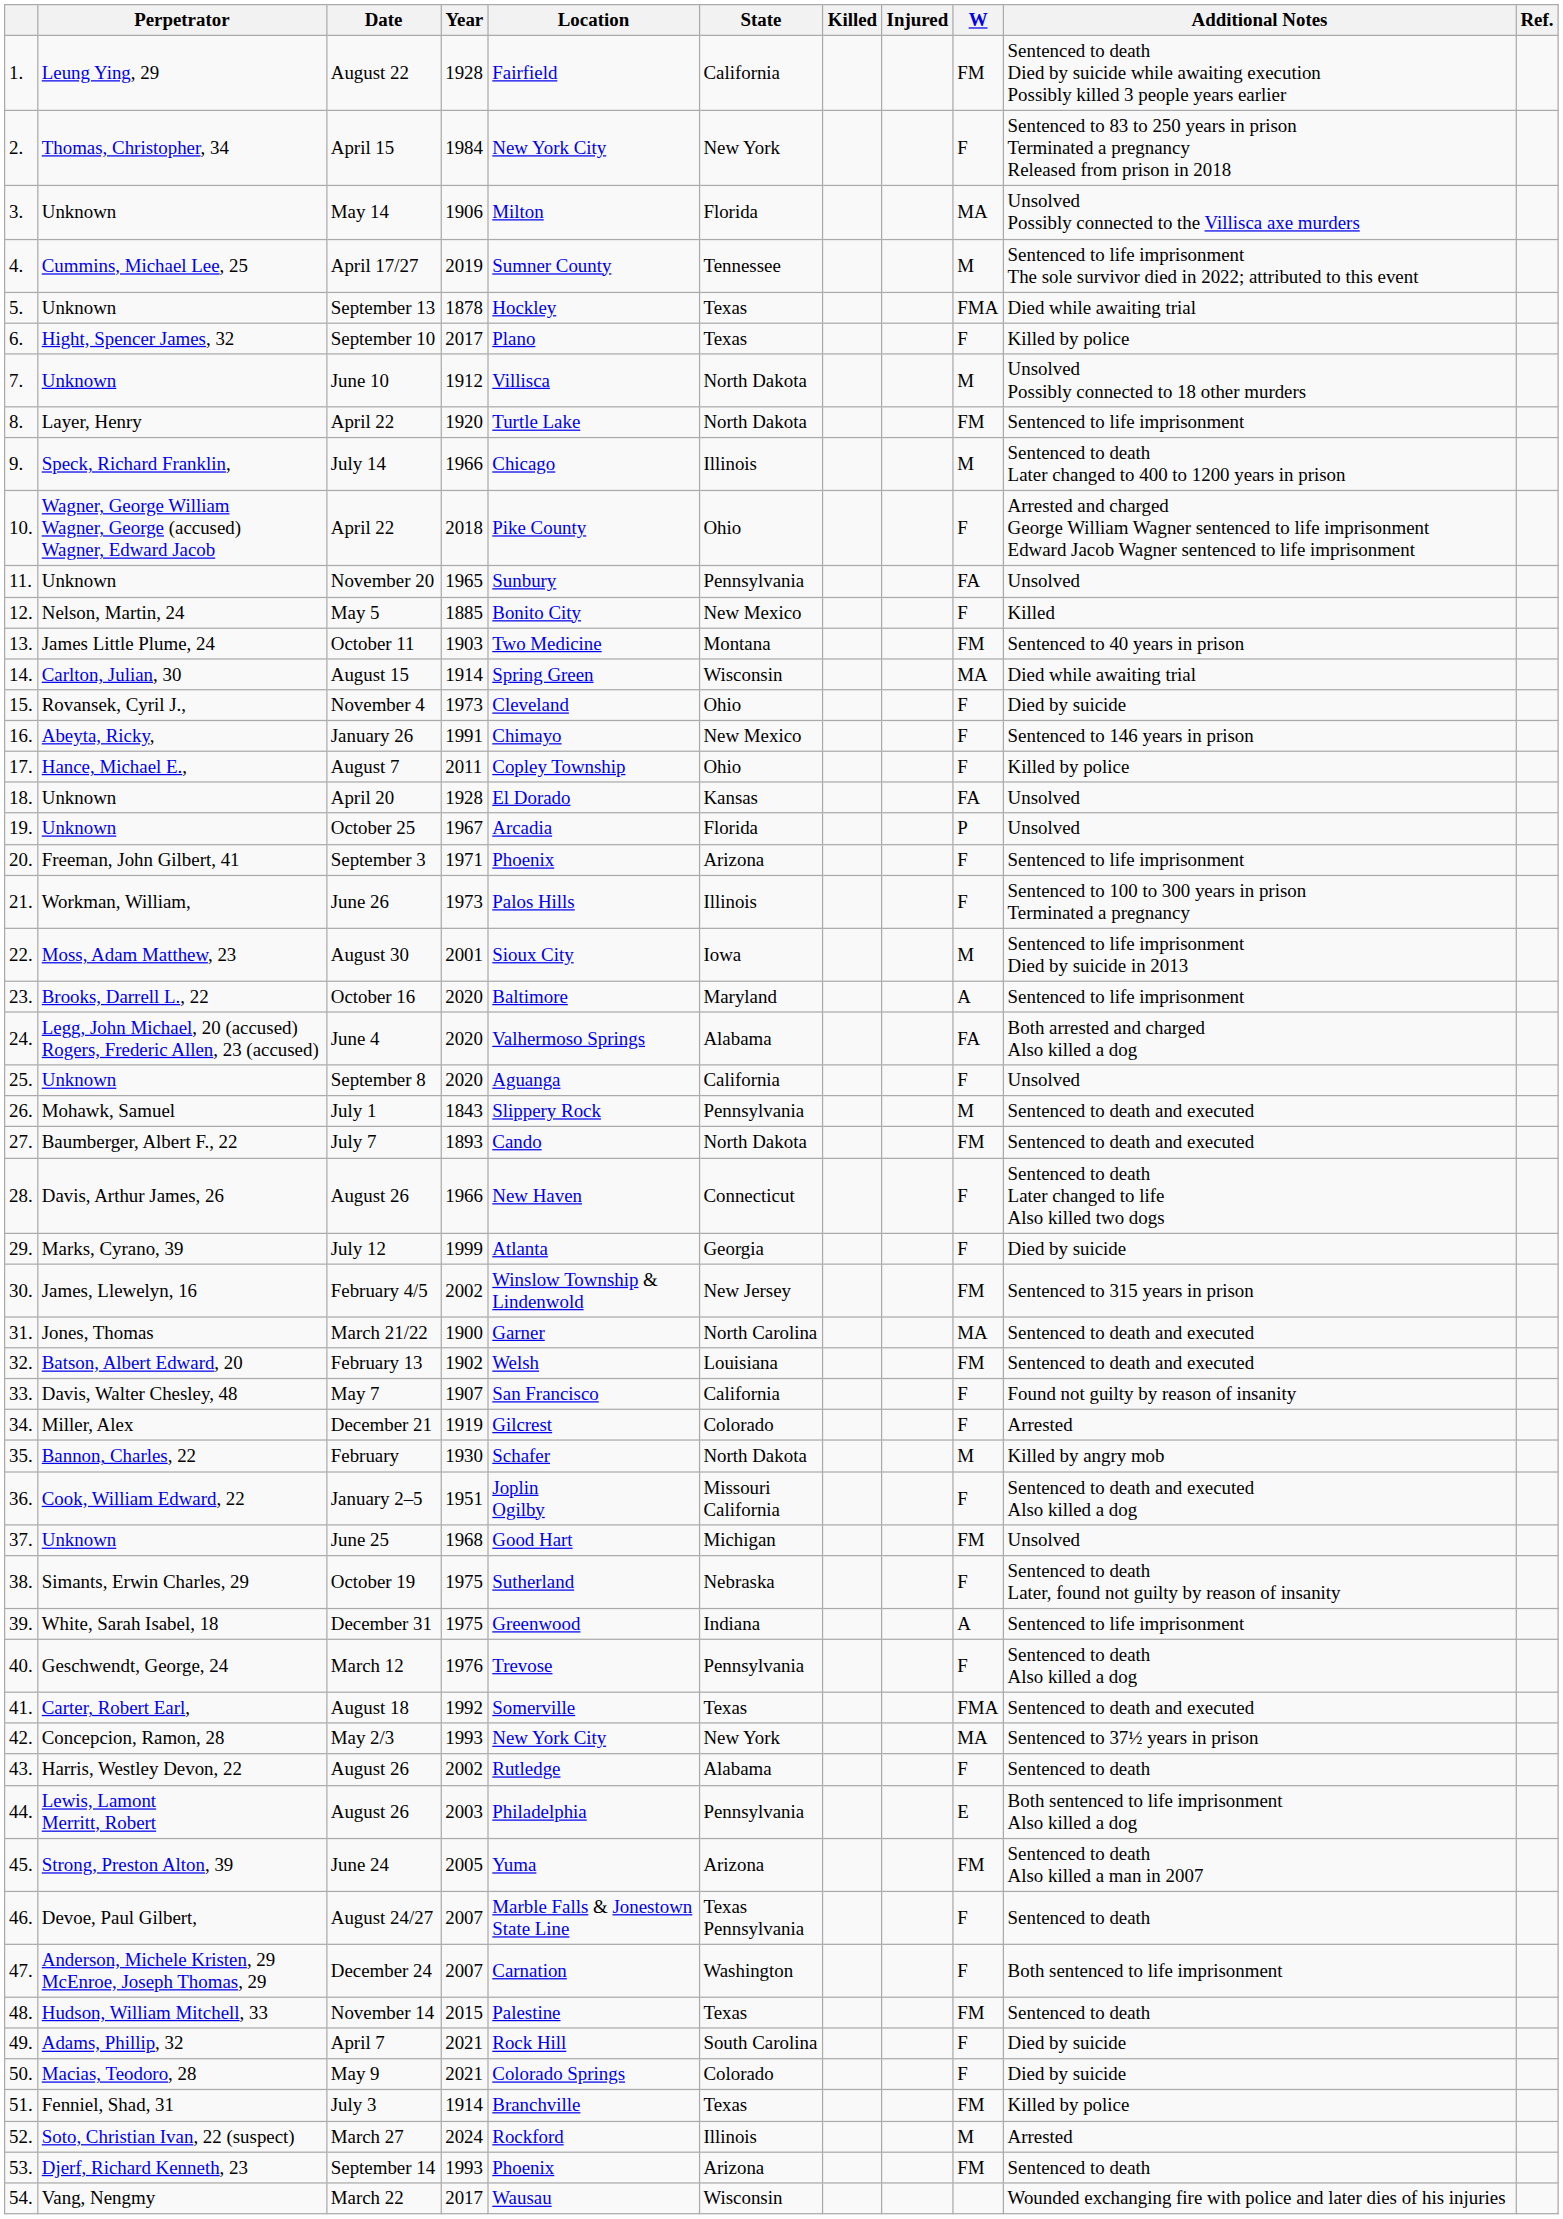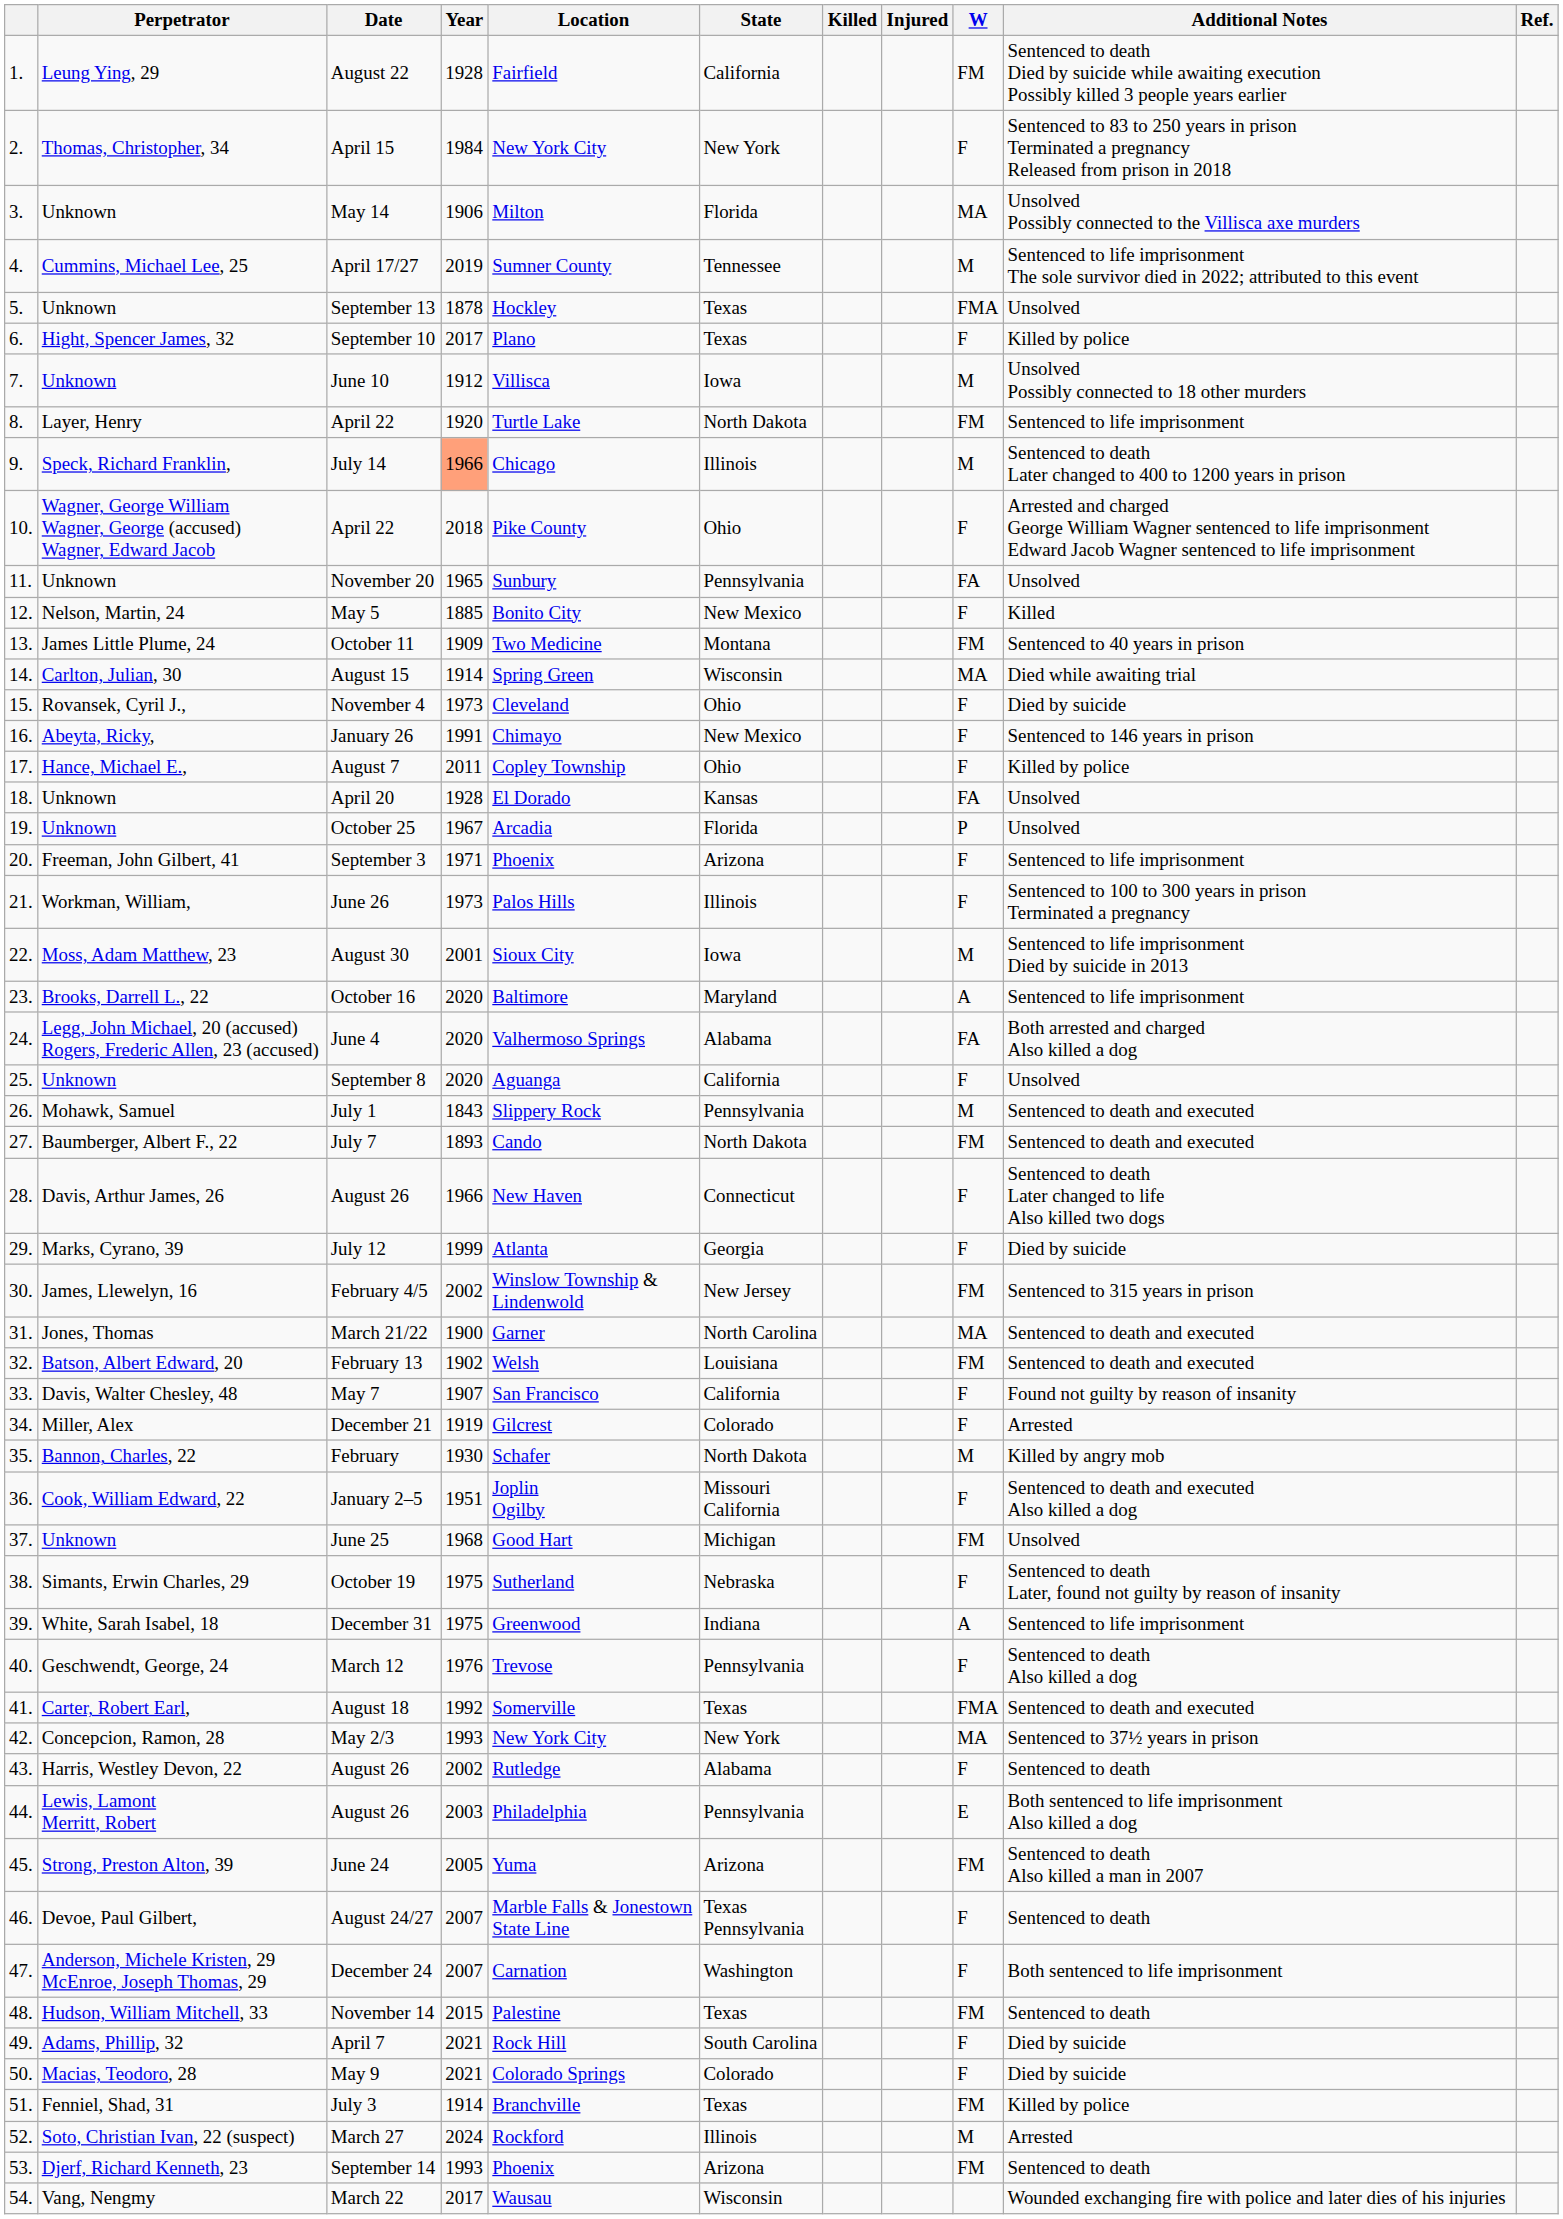(1102, 307) Died while awaiting trial -> (1044, 307) Unsolved
(755, 380) North Dakota -> (722, 380) Iowa
(464, 464) no background -> (464, 464) lightsalmon background
(464, 643) 1903 -> (464, 643) 1909
